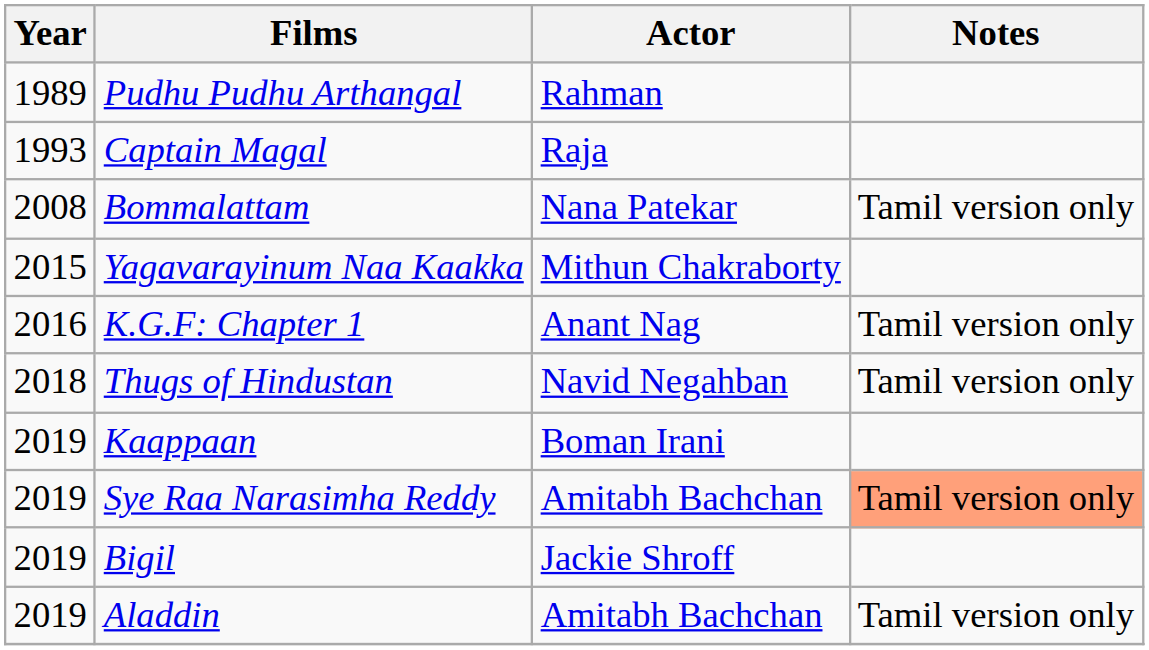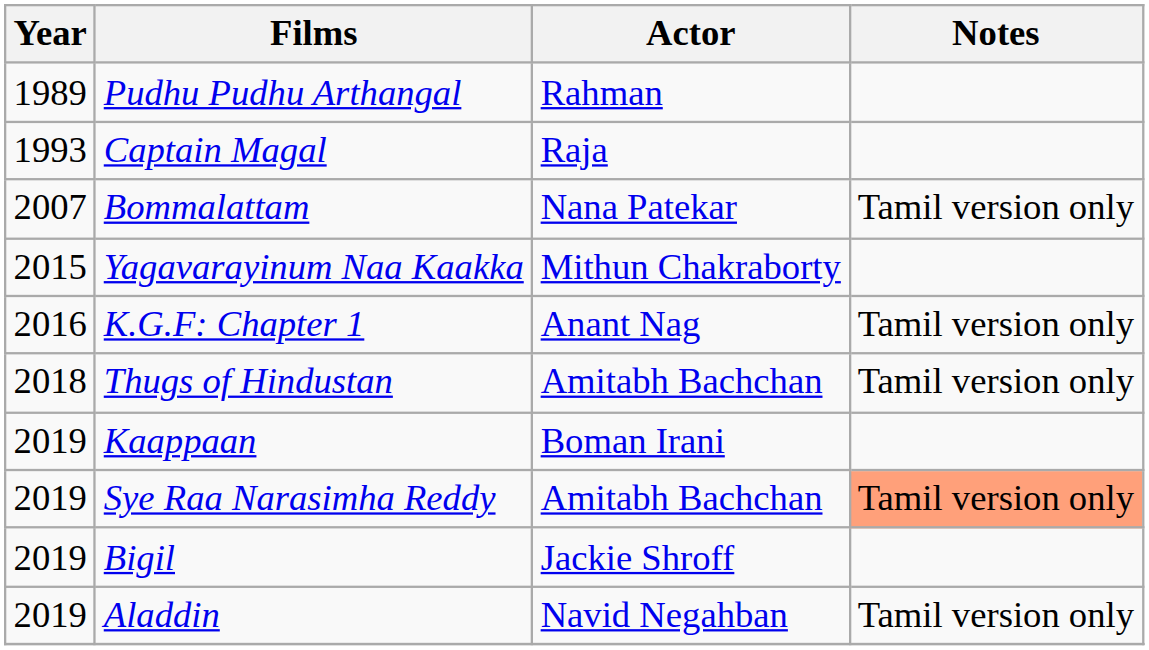(50, 207) 2008 -> (50, 207) 2007
(664, 382) Navid Negahban -> (682, 382) Amitabh Bachchan
(682, 614) Amitabh Bachchan -> (664, 614) Navid Negahban
